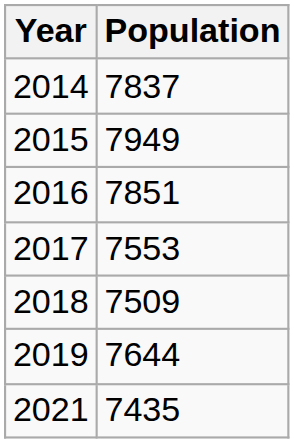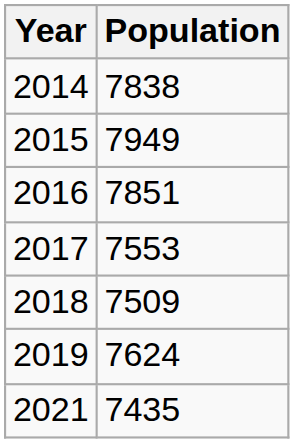(142, 85) 7837 -> (142, 85) 7838
(142, 355) 7644 -> (142, 355) 7624
